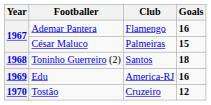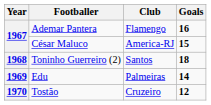(145, 44) Palmeiras -> (150, 44) America-RJ
(150, 76) America-RJ -> (145, 76) Palmeiras
(184, 76) 16 -> (184, 76) 14
